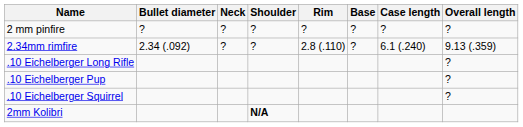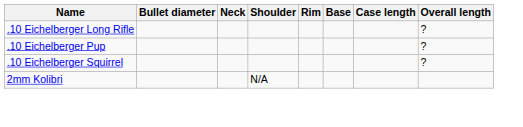- row: (36, 29)
- row: (42, 46)
(259, 113) bold -> (259, 79) normal
